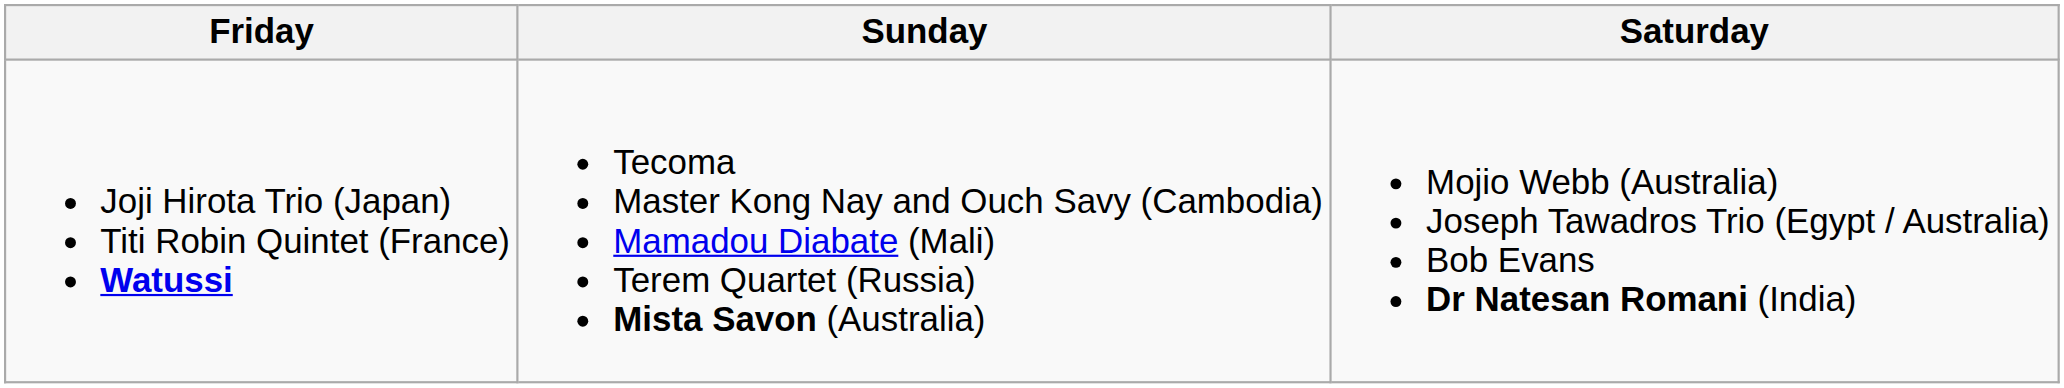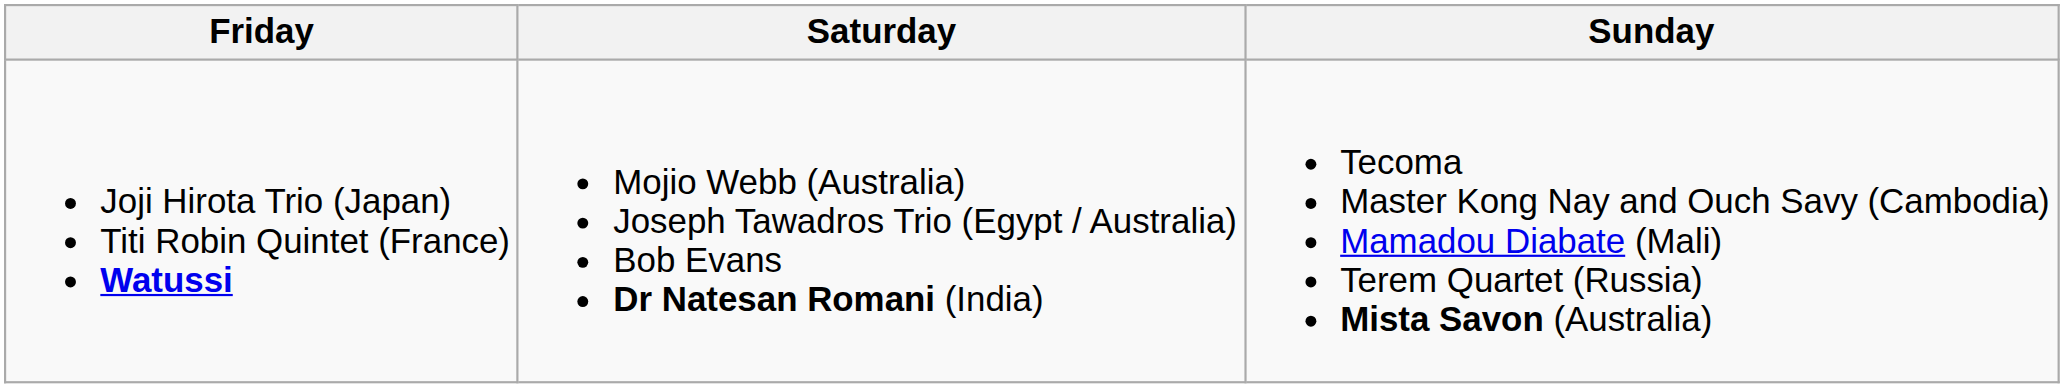columns swapped: (1694, 32) <-> (924, 32)
